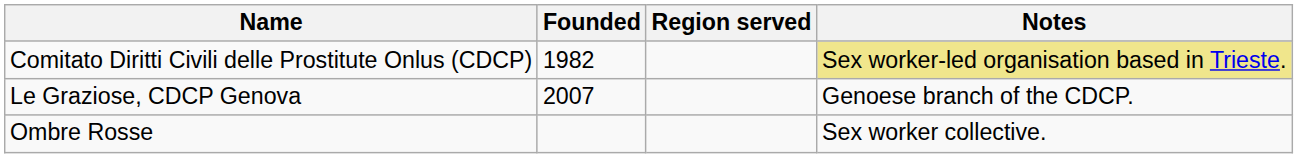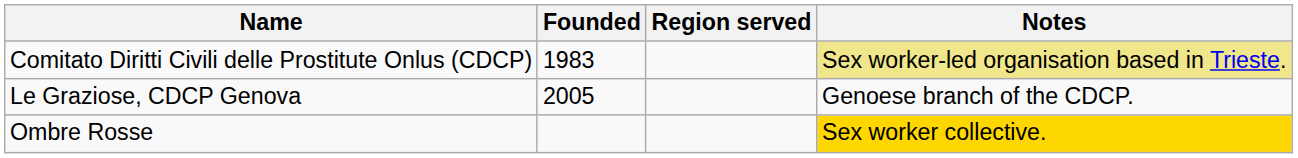(569, 59) 1982 -> (569, 59) 1983
(569, 96) 2007 -> (569, 96) 2005
(934, 133) no background -> (934, 133) gold background
